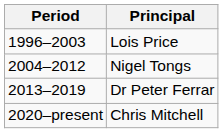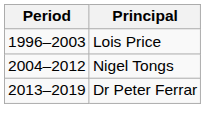- row: (157, 115)
